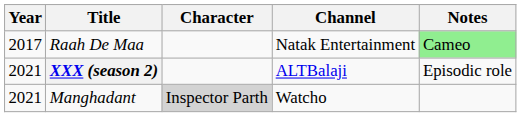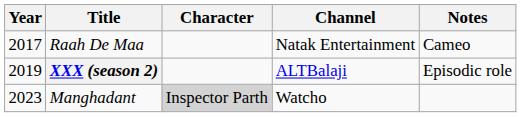(447, 44) lightgreen background -> (447, 44) no background
(25, 71) 2021 -> (25, 71) 2019
(25, 97) 2021 -> (25, 97) 2023
